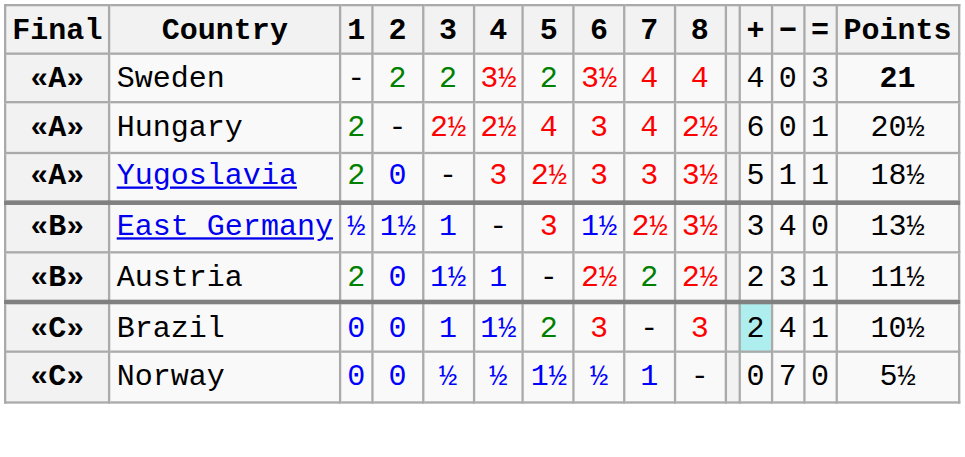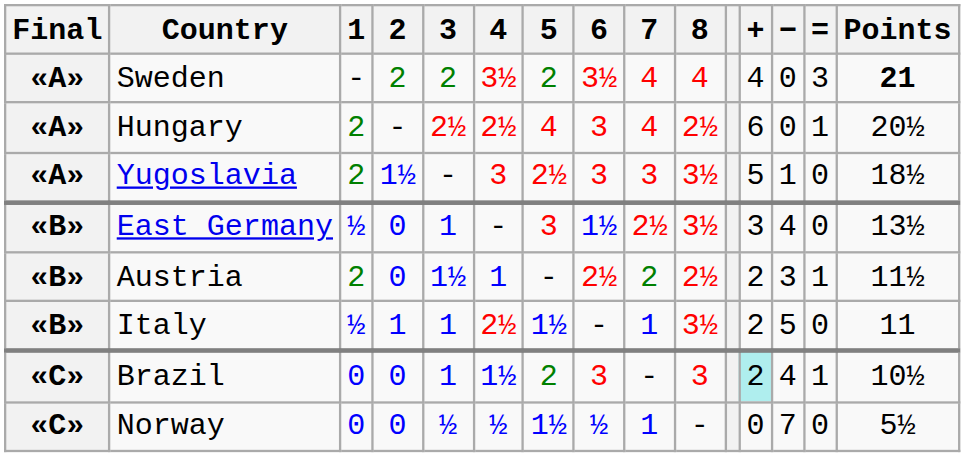(398, 176) 0 -> (398, 176) 1½
(820, 176) 1 -> (820, 176) 0
(398, 228) 1½ -> (398, 228) 0
+ row: (162, 326)
